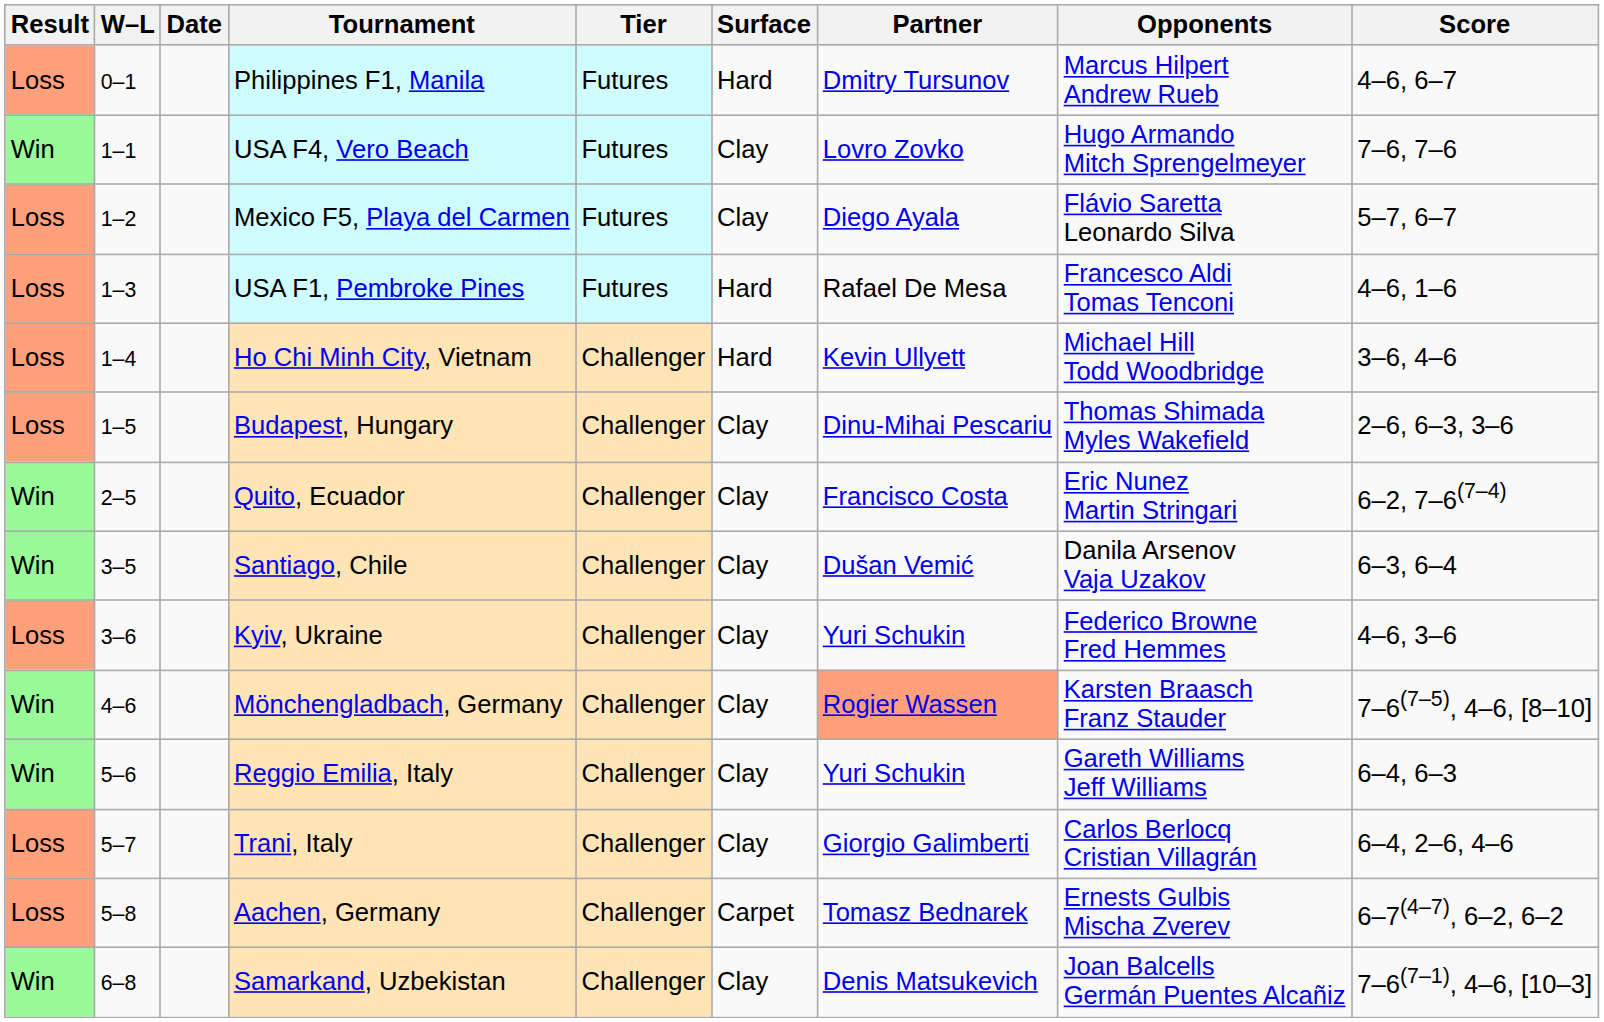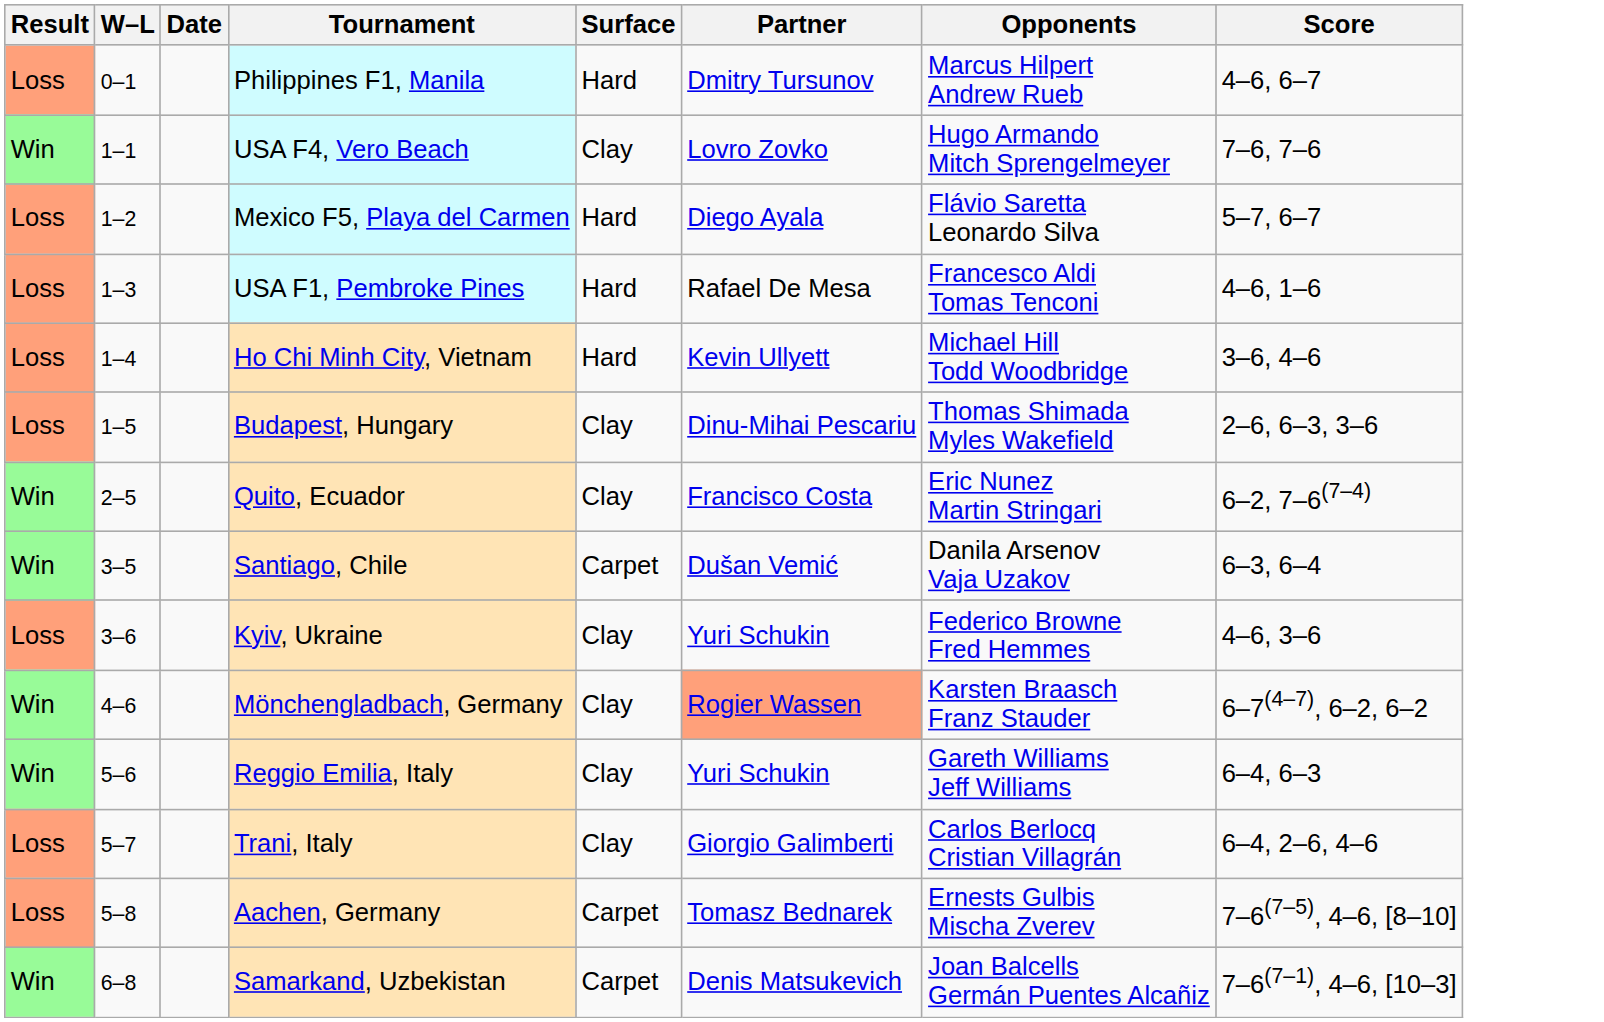- column: (643, 24)
(743, 218) Clay -> (609, 218) Hard
(743, 565) Clay -> (620, 565) Carpet
(1475, 704) 7–6(7–5), 4–6, [8–10] -> (1325, 704) 6–7(4–7), 6–2, 6–2
(1460, 912) 6–7(4–7), 6–2, 6–2 -> (1339, 912) 7–6(7–5), 4–6, [8–10]
(743, 982) Clay -> (620, 982) Carpet
